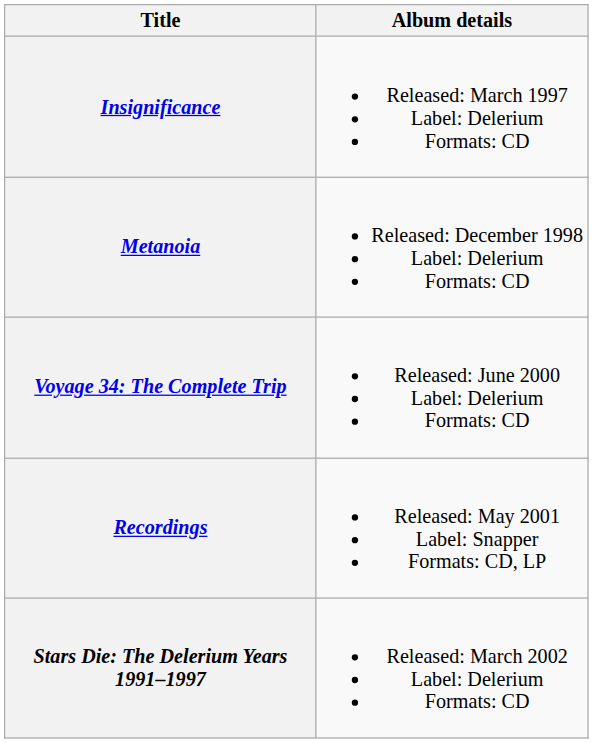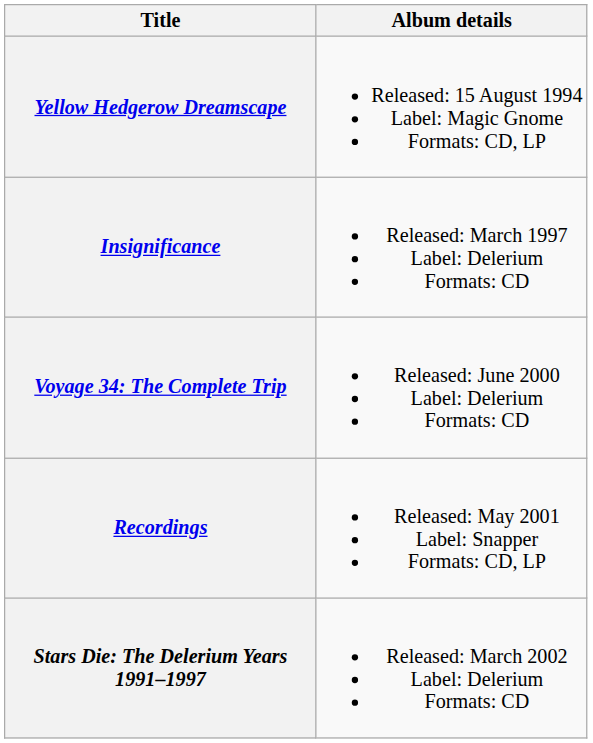+ row: (160, 106)
- row: (160, 246)
